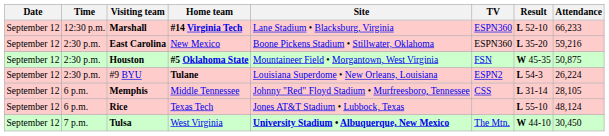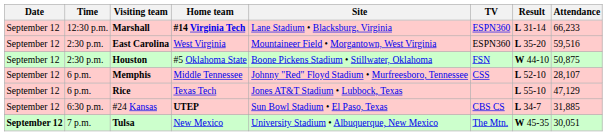(532, 28) L 52-10 -> (530, 28) L 31-14
(195, 44) New Mexico -> (200, 44) West Virginia
(344, 44) Boone Pickens Stadium • Stillwater, Oklahoma -> (344, 44) Mountaineer Field • Morgantown, West Virginia
(568, 44) 59,216 -> (567, 44) 59,516
(209, 59) bold -> (210, 59) normal
(346, 59) Mountaineer Field • Morgantown, West Virginia -> (342, 59) Boone Pickens Stadium • Stillwater, Oklahoma
(534, 59) W 45-35 -> (532, 59) W 44-10
- row: (126, 75)
(532, 91) L 31-14 -> (530, 75) L 52-10
(568, 91) 28,105 -> (567, 75) 28,107
(568, 107) 48,124 -> (567, 91) 47,129
+ row: (135, 107)
(33, 123) normal -> (34, 123) bold
(197, 123) West Virginia -> (198, 123) New Mexico
(351, 123) bold -> (345, 123) normal
(534, 123) W 44-10 -> (532, 123) W 45-35
(568, 123) 30,450 -> (567, 123) 30,051
